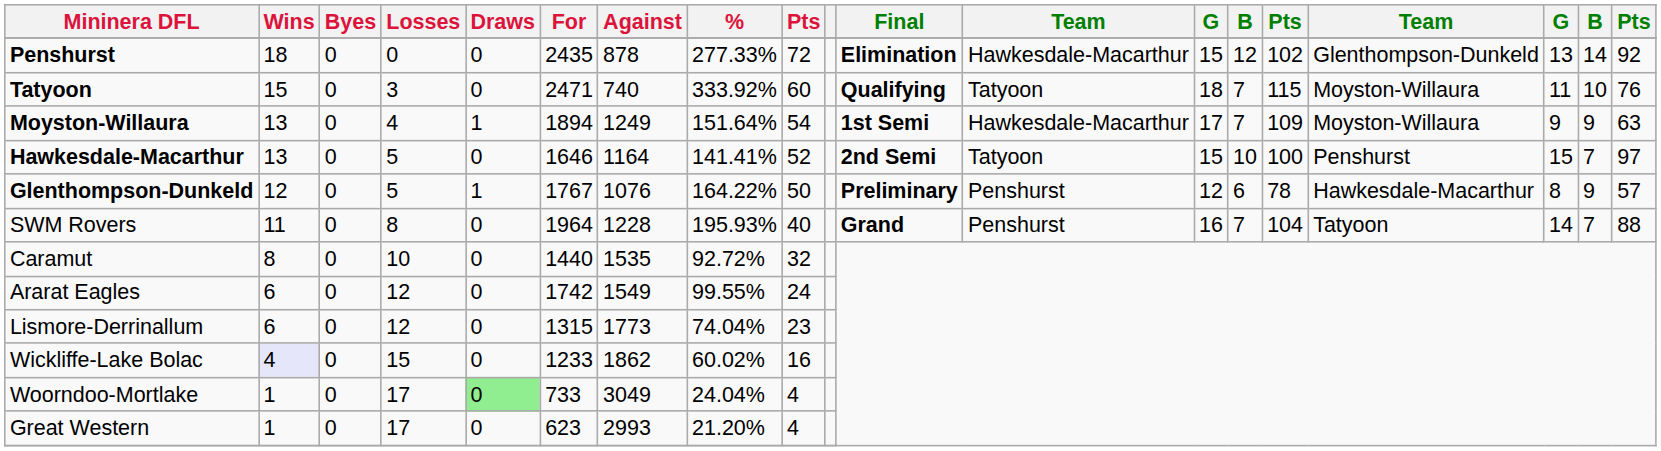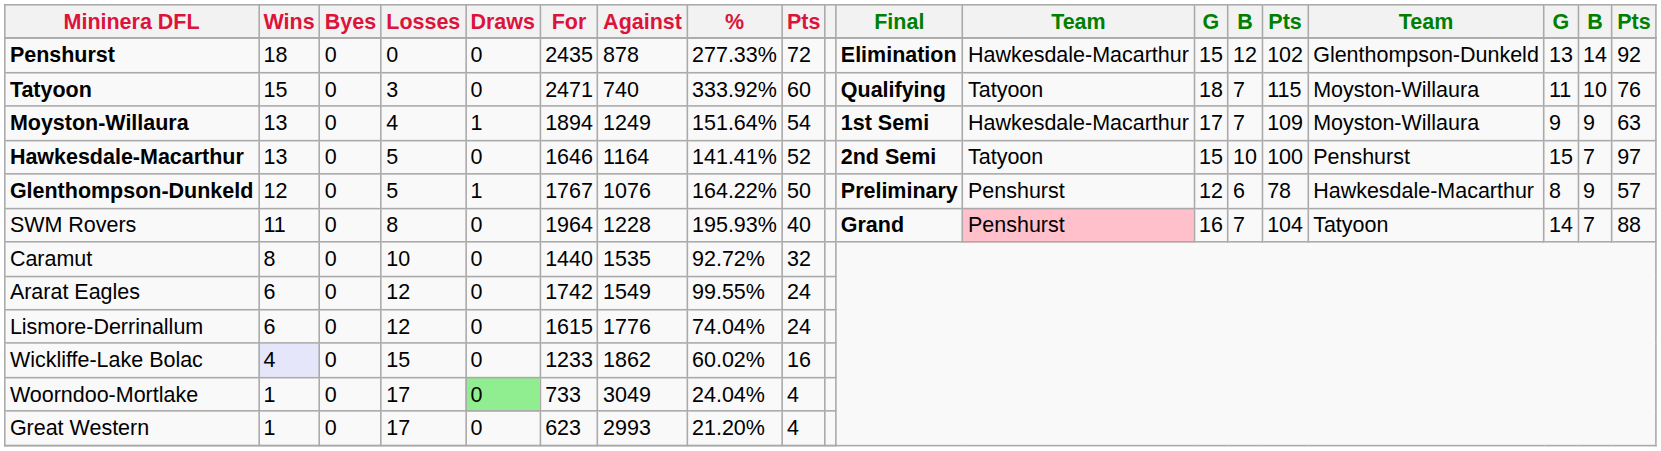(1016, 225) no background -> (1016, 225) pink background
(569, 326) 1315 -> (569, 326) 1615
(627, 326) 1773 -> (627, 326) 1776
(799, 326) 23 -> (799, 326) 24
